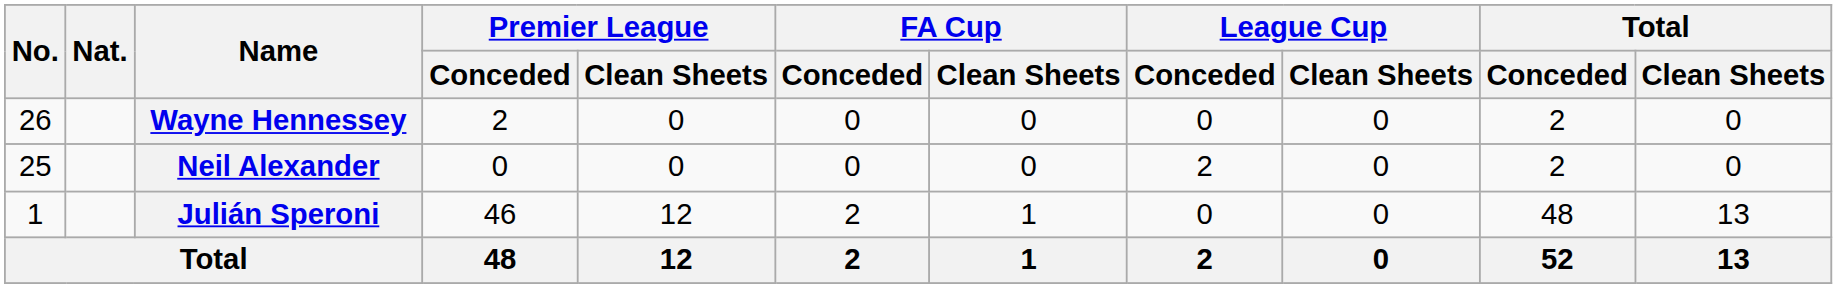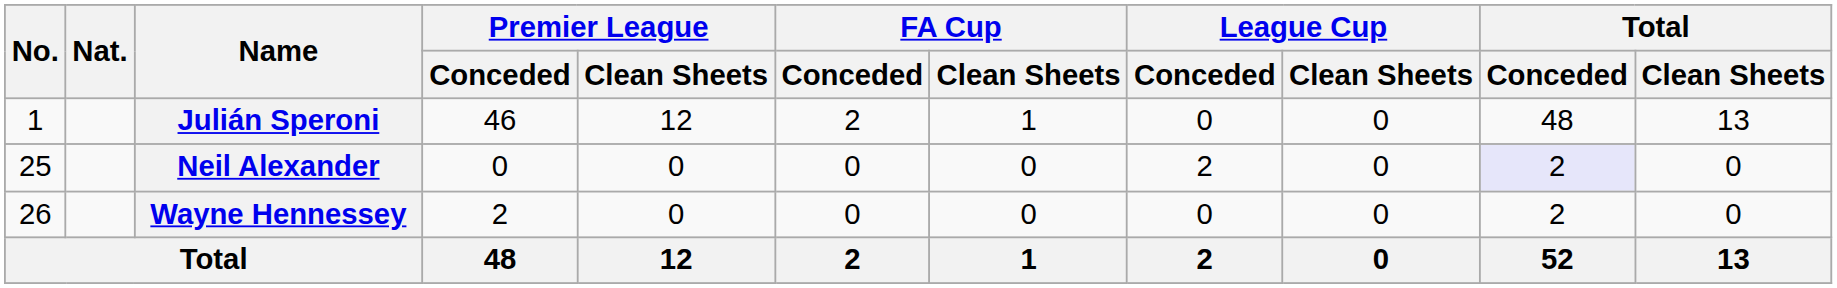rows swapped: (278, 213) <-> (278, 120)
(1557, 167) no background -> (1557, 167) lavender background
